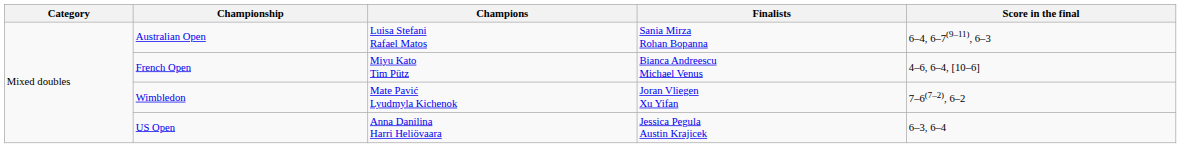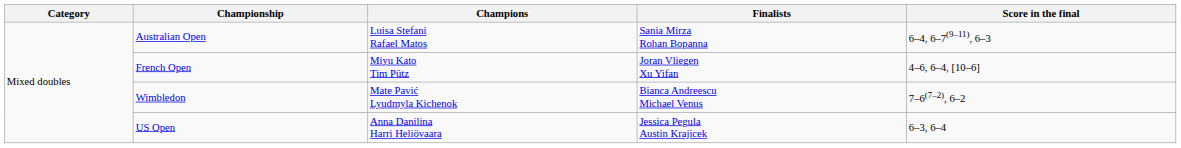(678, 67) Bianca Andreescu Michael Venus -> (669, 67) Joran Vliegen Xu Yifan
(669, 97) Joran Vliegen Xu Yifan -> (678, 97) Bianca Andreescu Michael Venus
